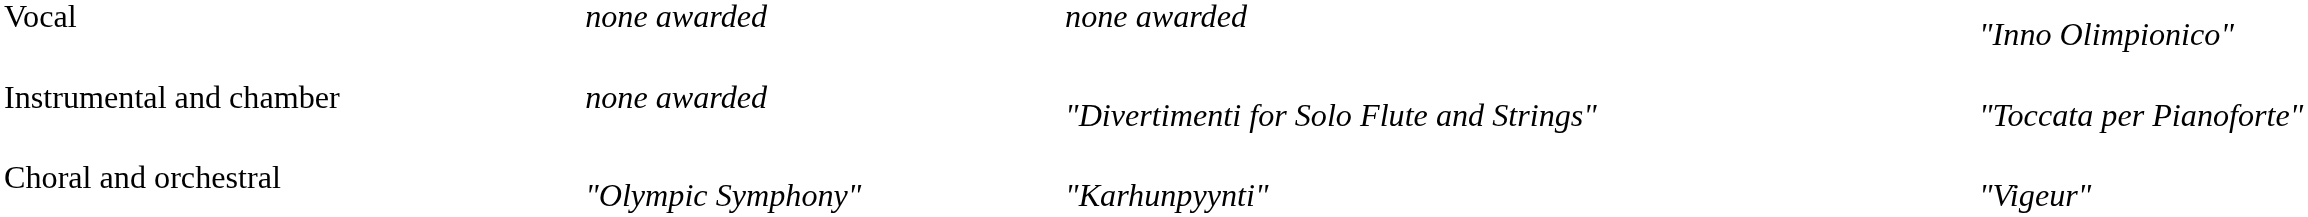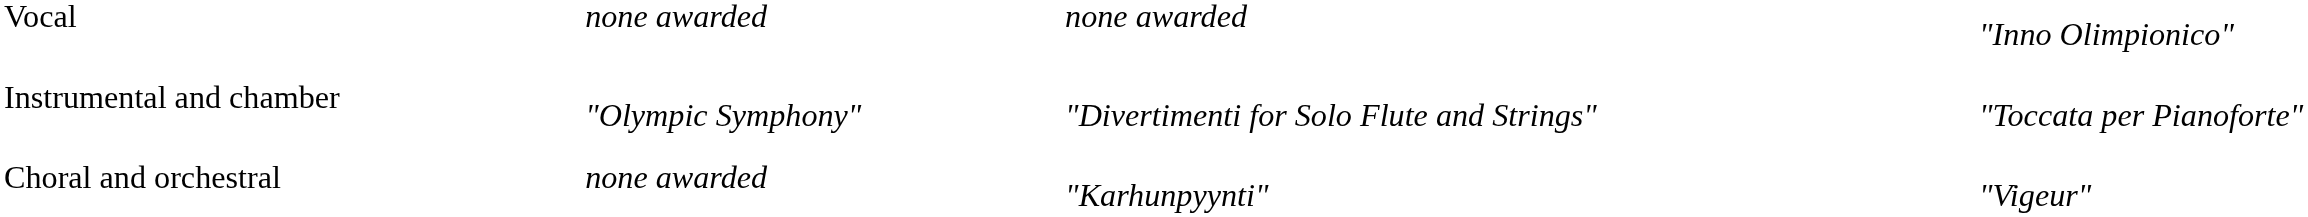(676, 97) none awarded -> (723, 115) "Olympic Symphony"
(723, 195) "Olympic Symphony" -> (676, 177) none awarded
